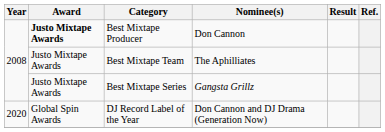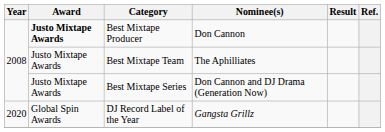(224, 87) Gangsta Grillz -> (250, 87) Don Cannon and DJ Drama (Generation Now)
(250, 114) Don Cannon and DJ Drama (Generation Now) -> (224, 114) Gangsta Grillz
